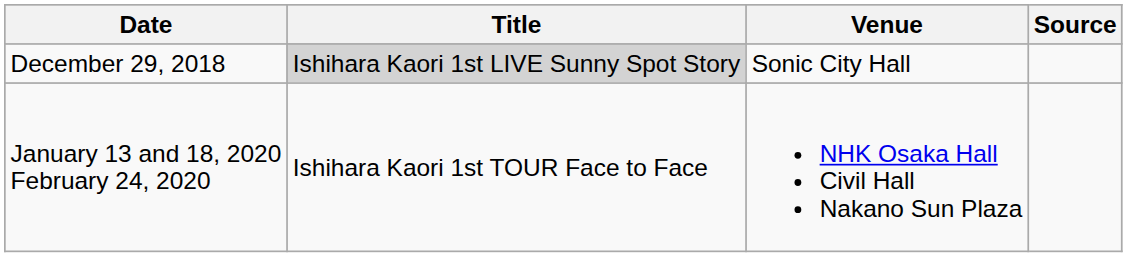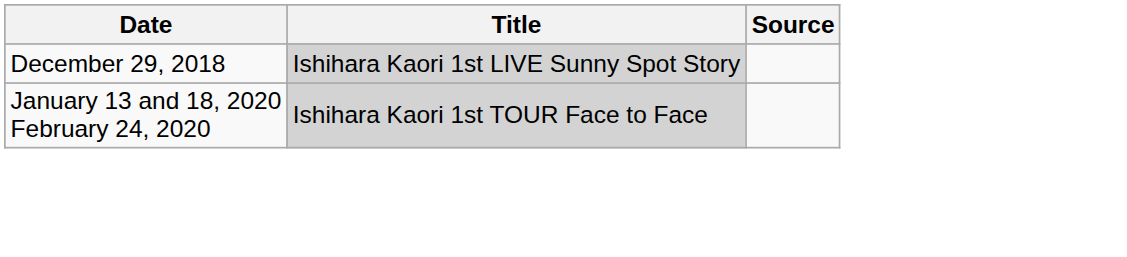- column: (887, 25)
(500, 167) no background -> (500, 116) lightgrey background
